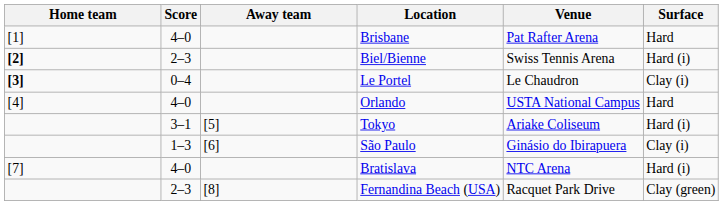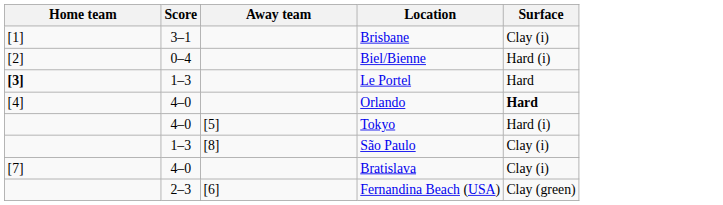- column: (573, 15)
(181, 37) 4–0 -> (181, 37) 3–1
(660, 37) Hard -> (528, 37) Clay (i)
(16, 59) bold -> (16, 59) normal
(181, 59) 2–3 -> (181, 59) 0–4
(181, 80) 0–4 -> (181, 80) 1–3
(667, 80) Clay (i) -> (520, 80) Hard
(660, 102) normal -> (522, 102) bold
(181, 124) 3–1 -> (181, 124) 4–0
(211, 146) [6] -> (211, 146) [8]
(668, 168) Hard (i) -> (528, 168) Clay (i)
(211, 189) [8] -> (211, 189) [6]
